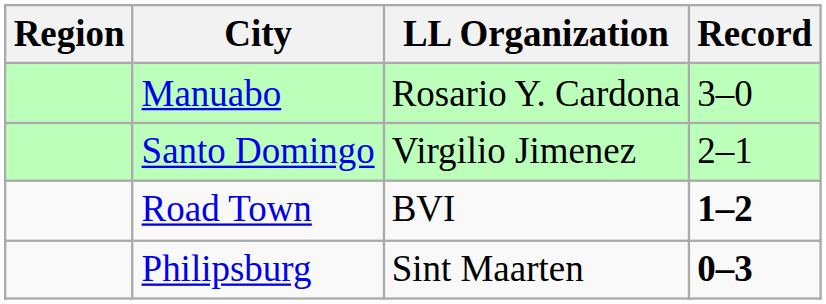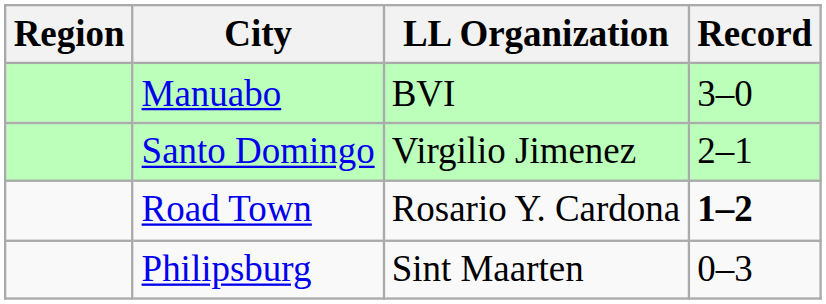(536, 92) Rosario Y. Cardona -> (424, 92) BVI
(424, 209) BVI -> (536, 209) Rosario Y. Cardona
(725, 268) bold -> (725, 268) normal
